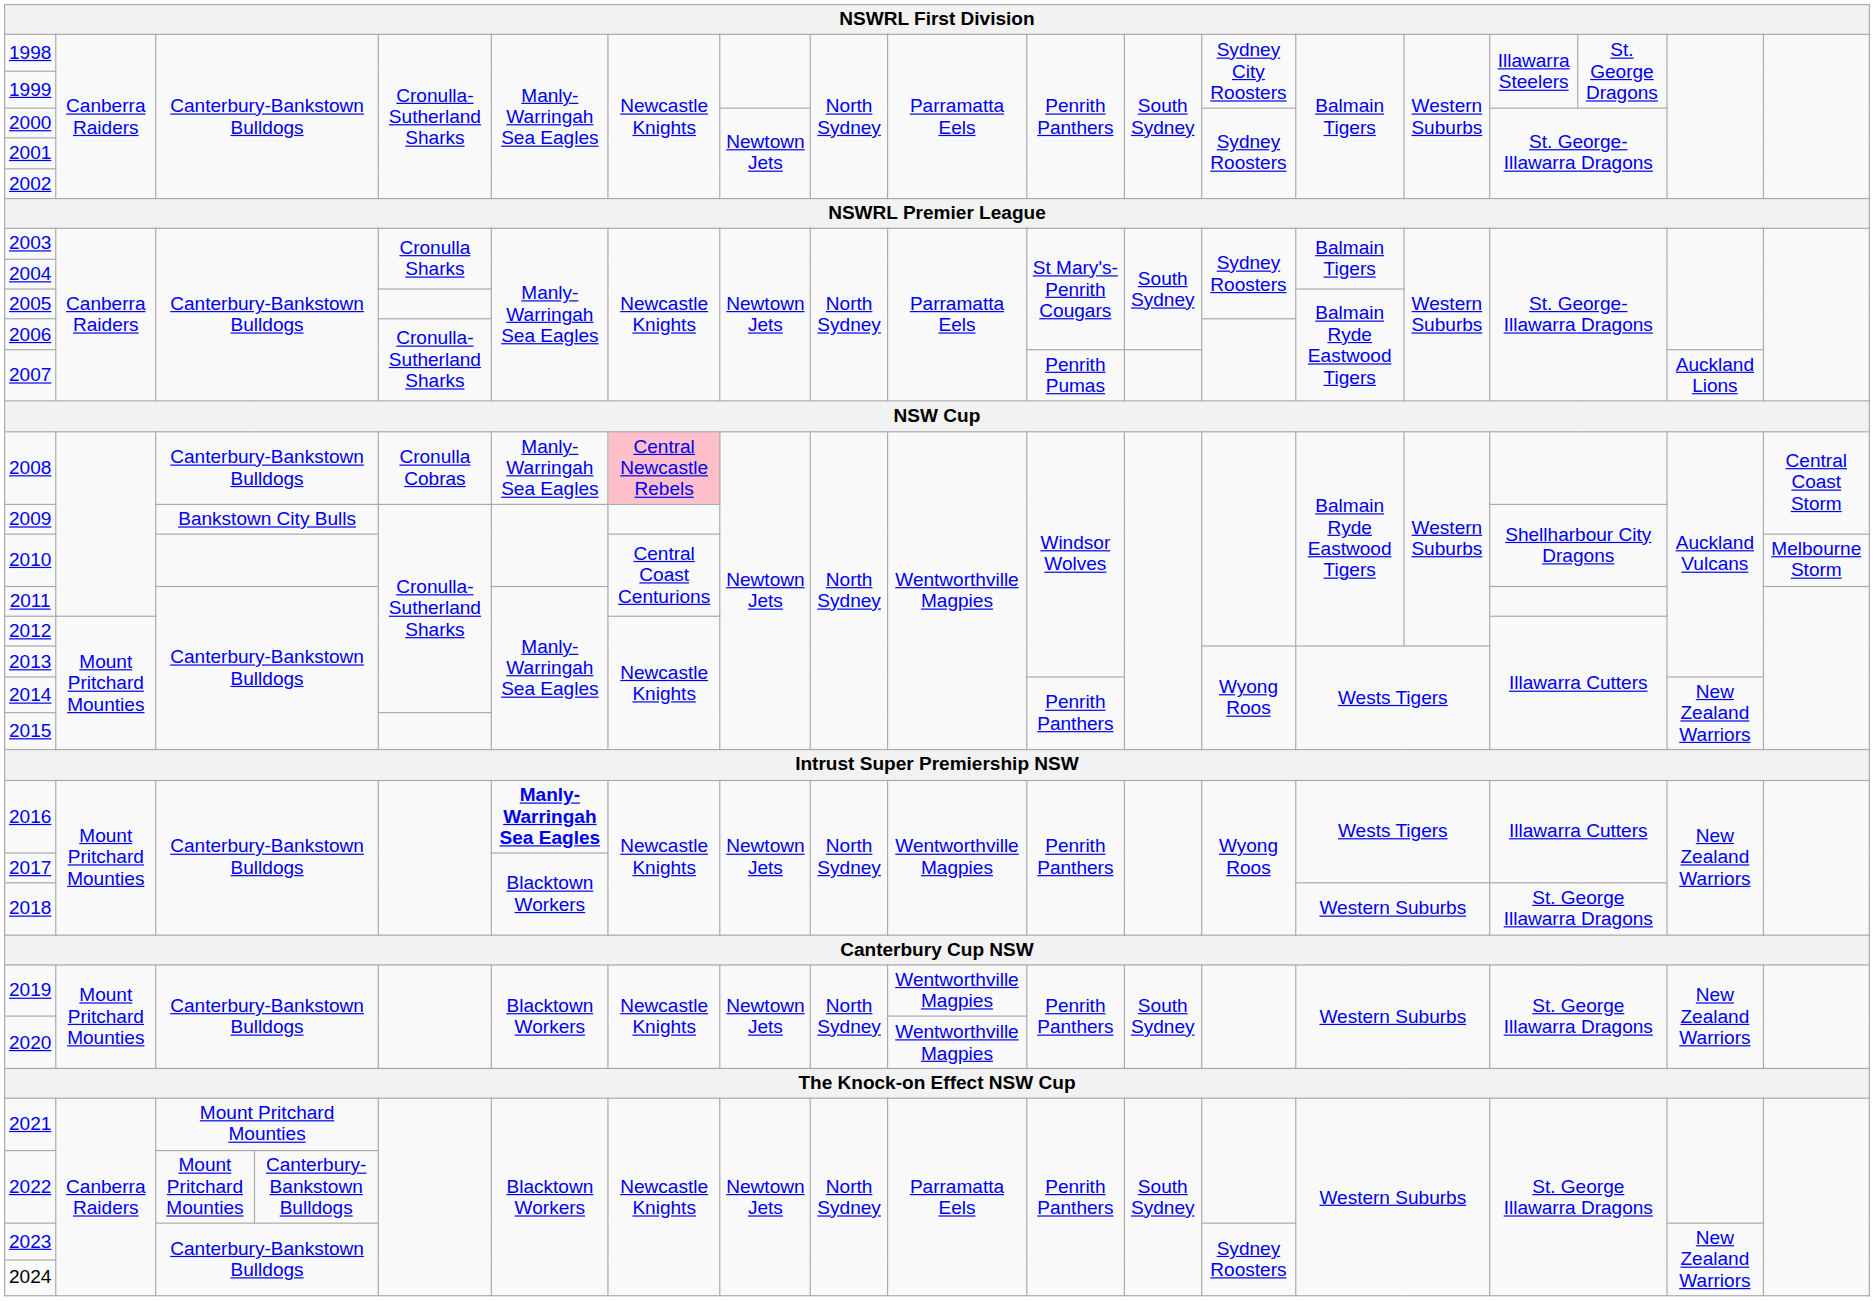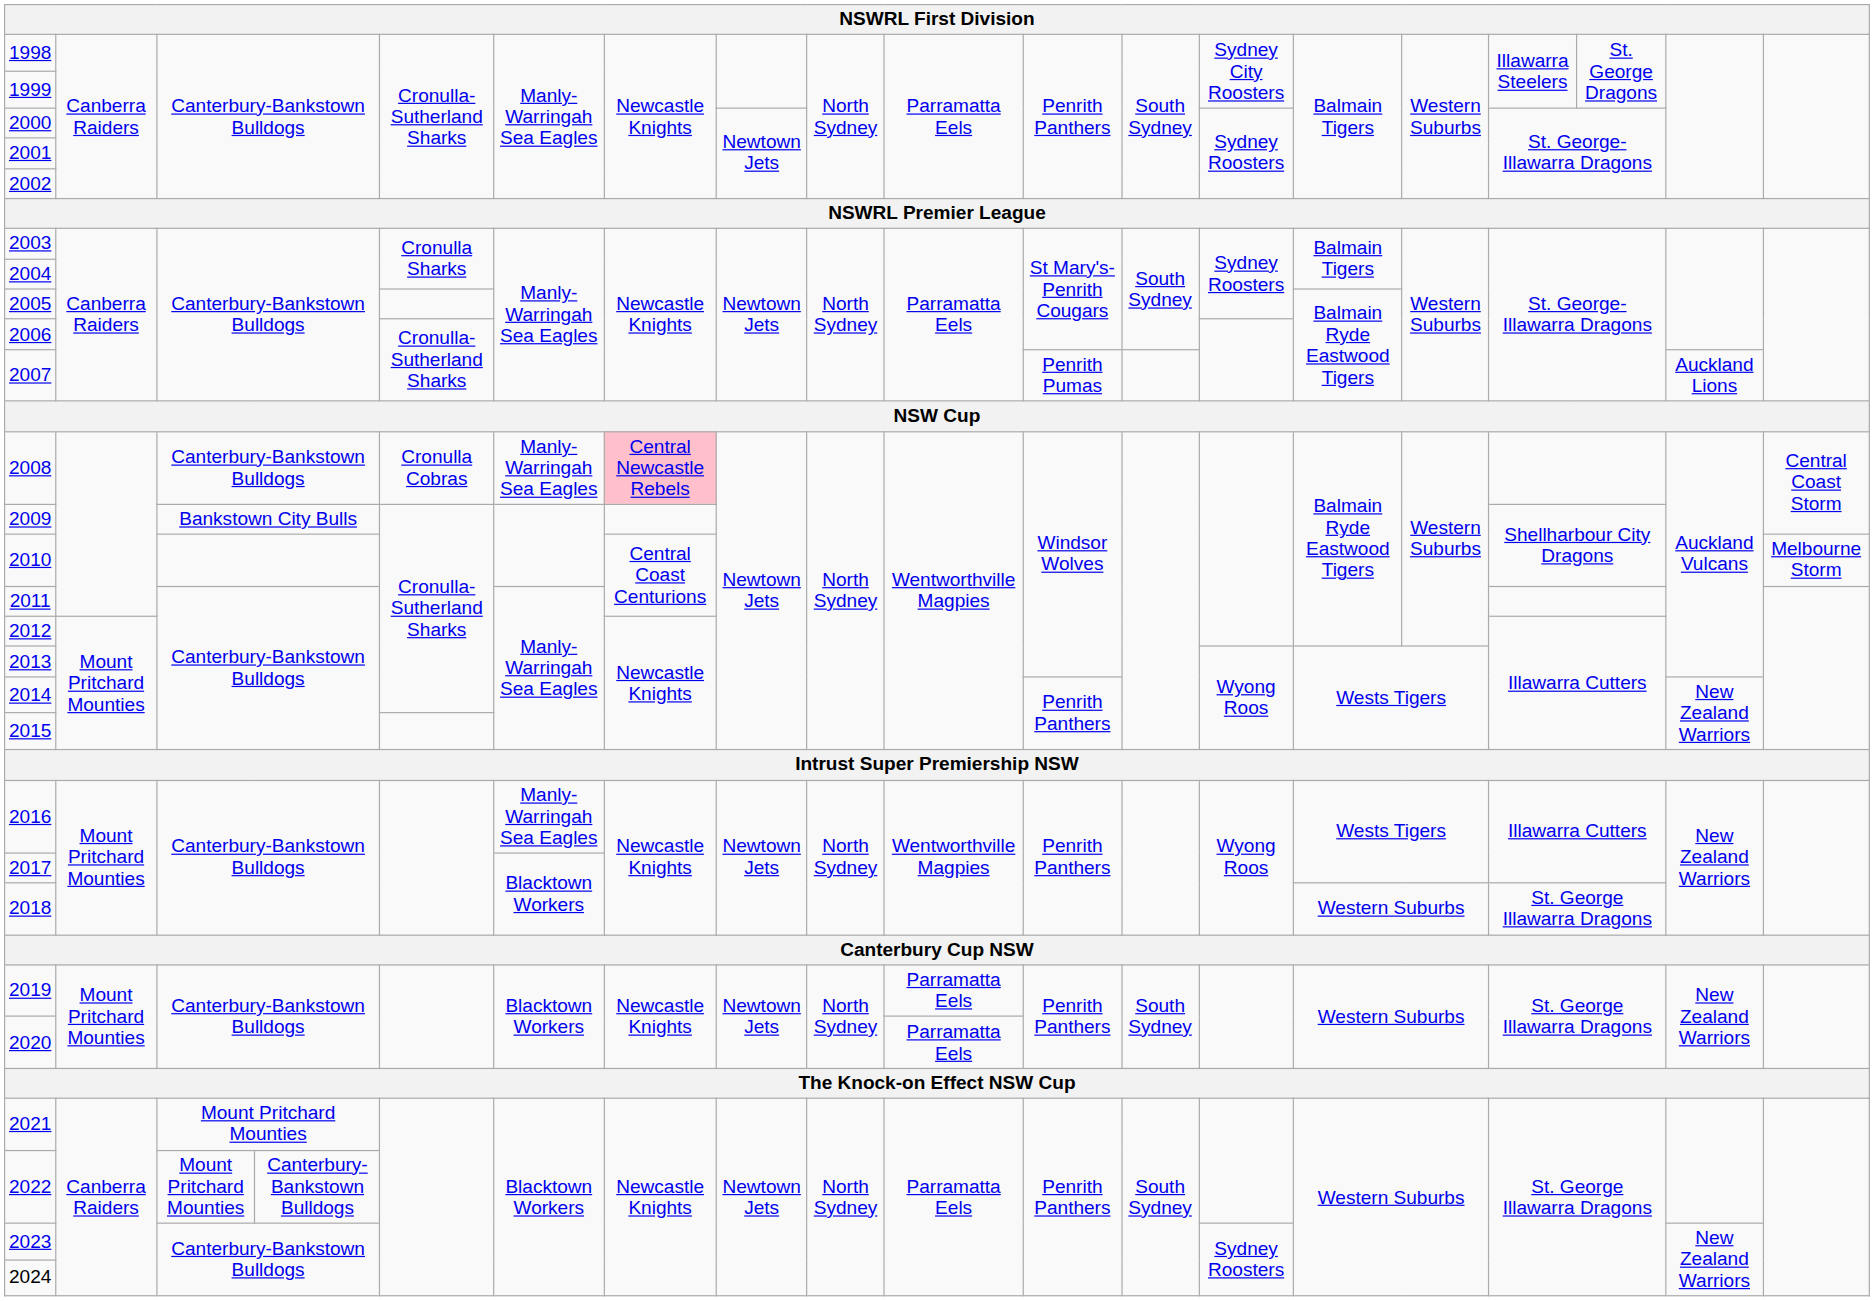(550, 816) bold -> (549, 816) normal
(957, 990) Wentworthville Magpies -> (954, 990) Parramatta Eels
(957, 1042) Wentworthville Magpies -> (954, 1042) Parramatta Eels
